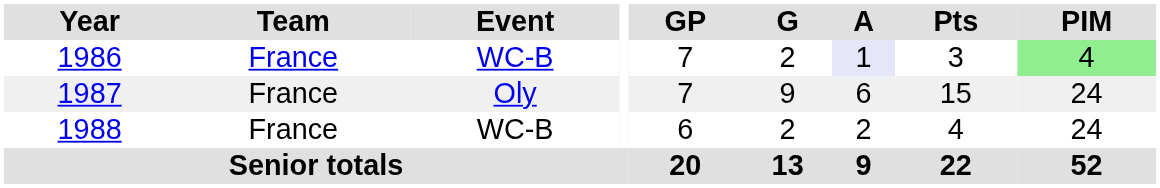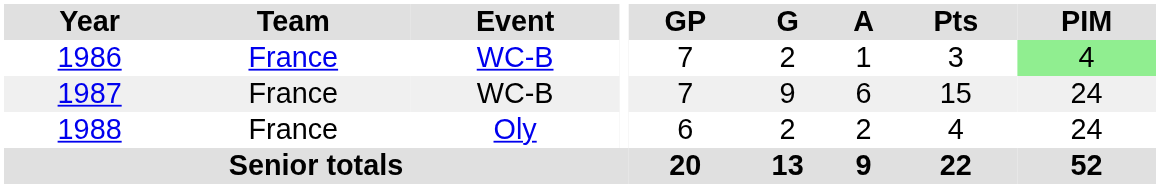(864, 57) lavender background -> (864, 57) no background
(515, 93) Oly -> (515, 93) WC-B
(515, 129) WC-B -> (515, 129) Oly
